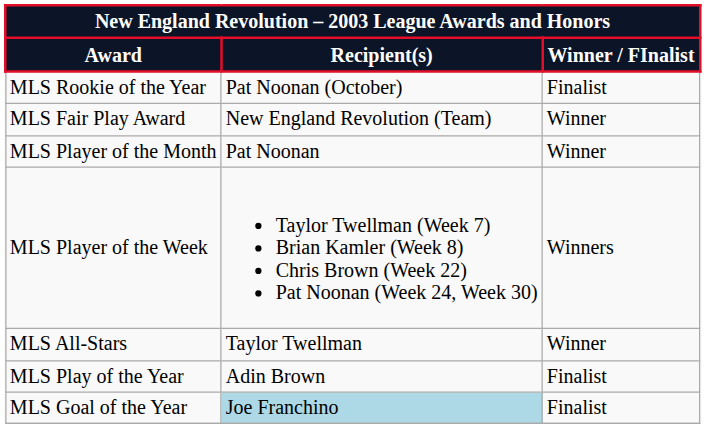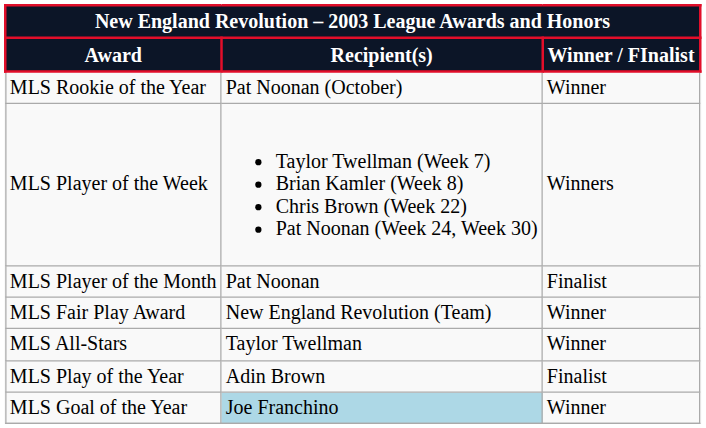(577, 87) Finalist -> (576, 87) Winner
rows swapped: (98, 119) <-> (109, 247)
(576, 150) Winner -> (577, 280) Finalist
(577, 407) Finalist -> (576, 407) Winner
